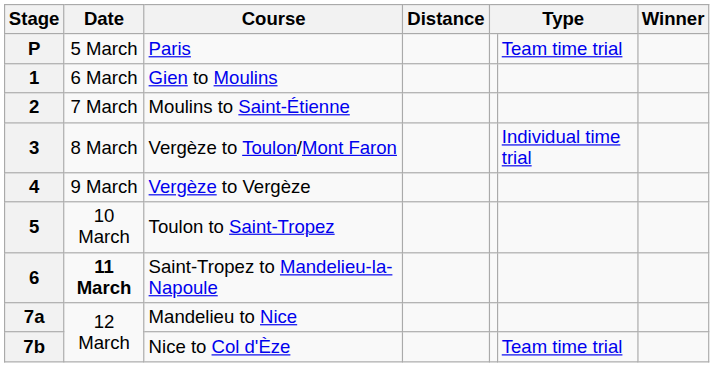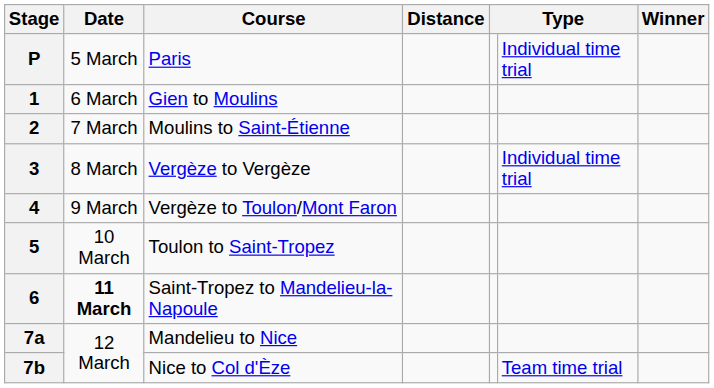(562, 48) Team time trial -> (561, 59) Individual time trial
(273, 147) Vergèze to Toulon/Mont Faron -> (230, 168) Vergèze to Vergèze
(230, 187) Vergèze to Vergèze -> (273, 208) Vergèze to Toulon/Mont Faron
